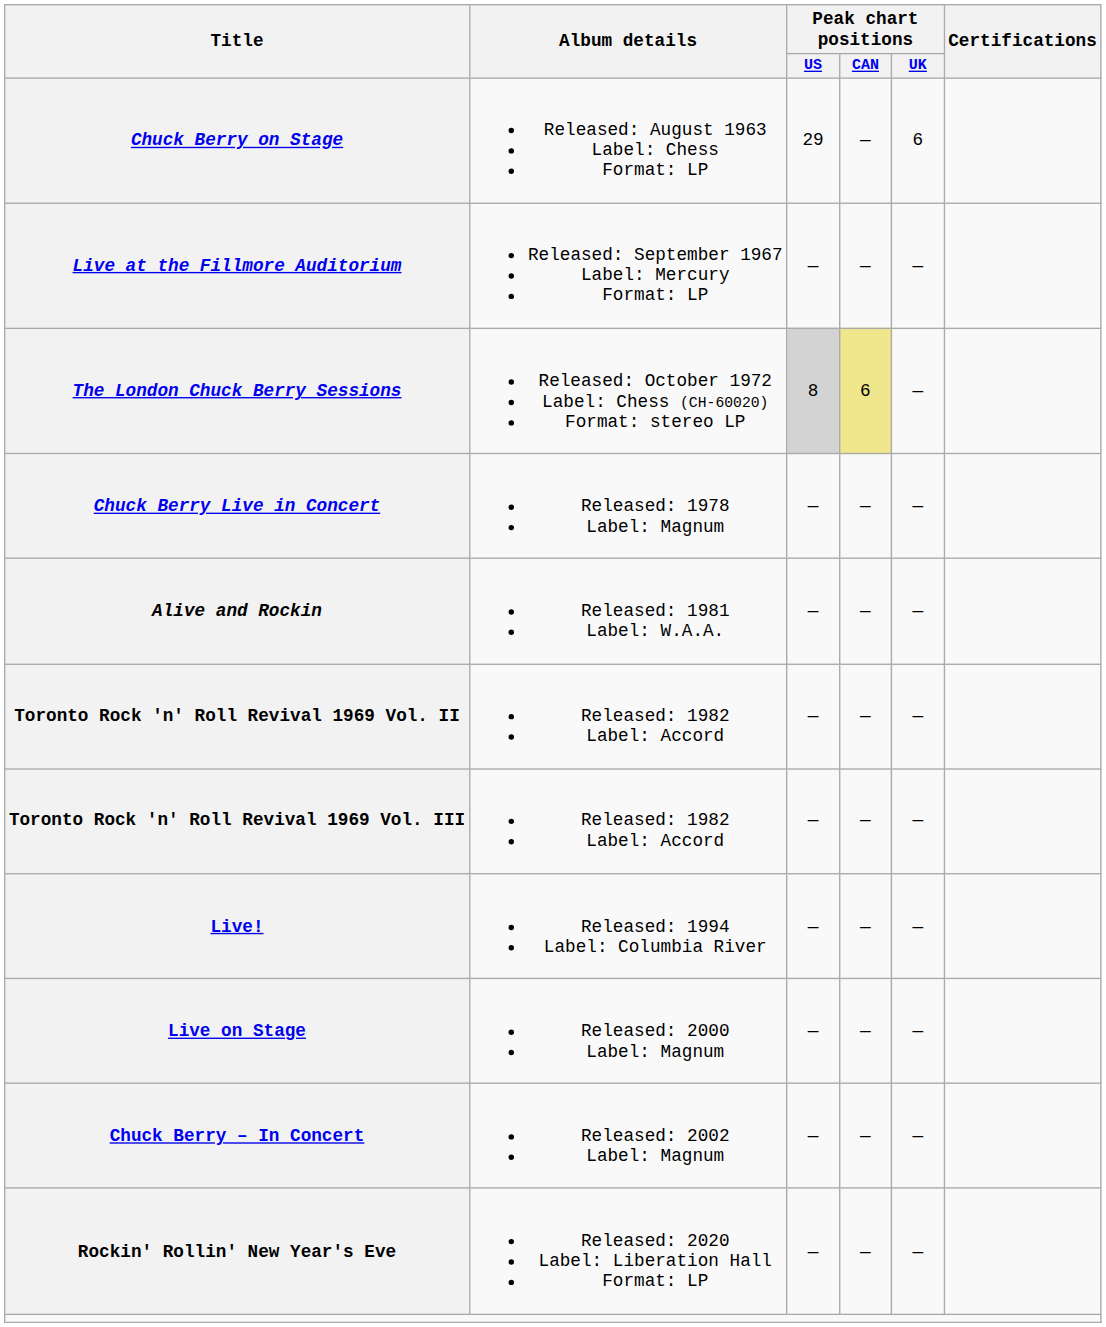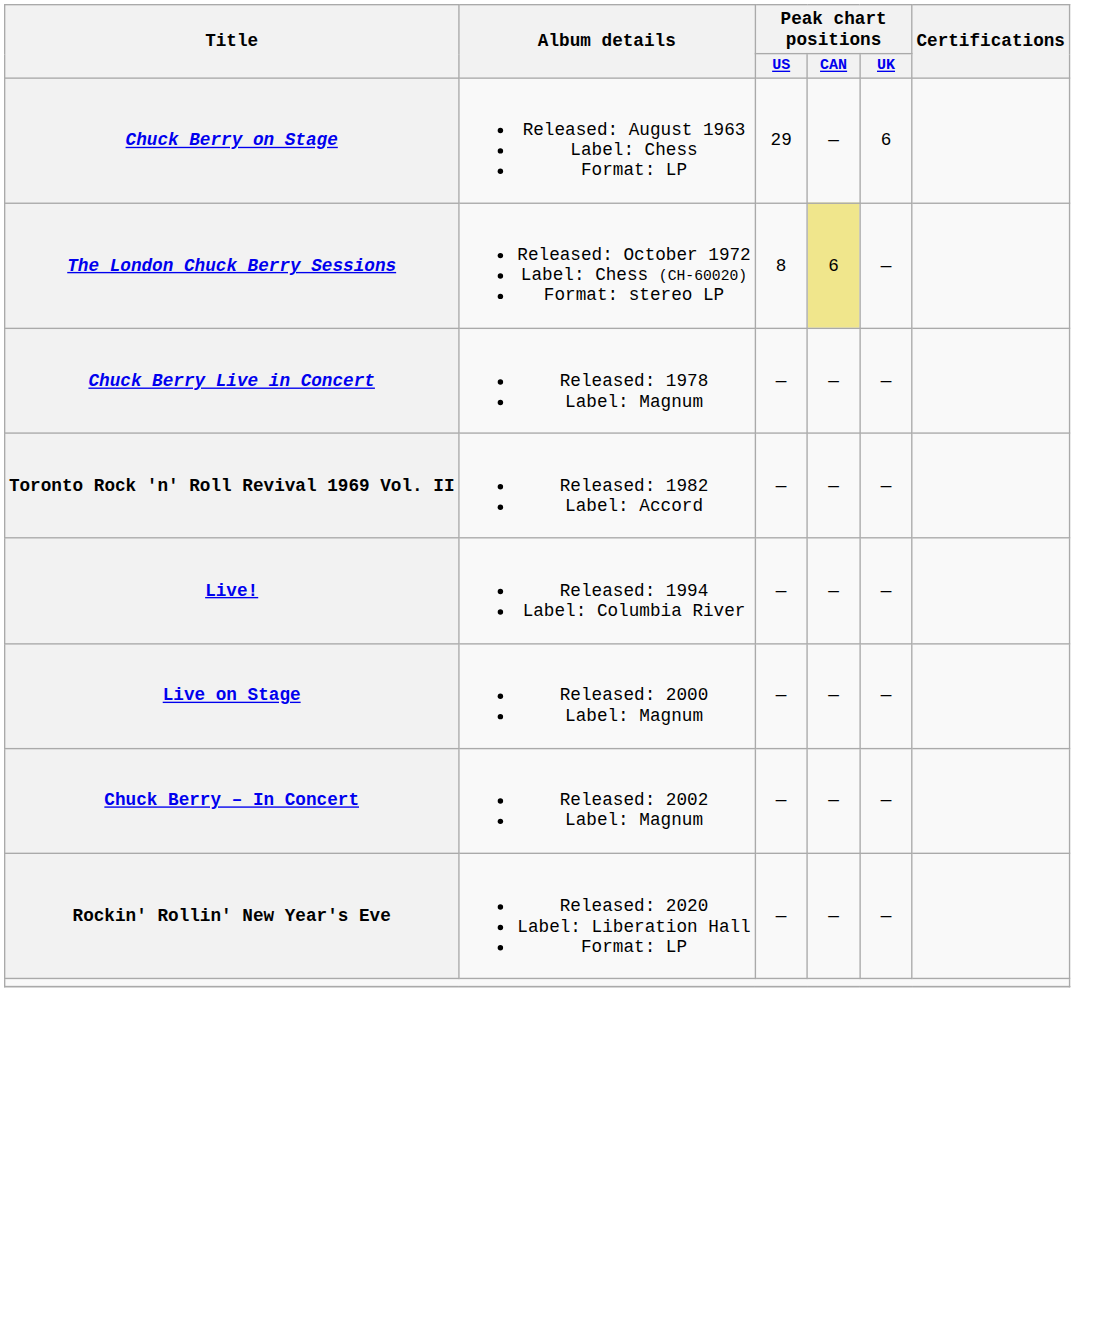- row: (237, 266)
(813, 391) lightgrey background -> (781, 266) no background
- row: (237, 611)
- row: (237, 821)
